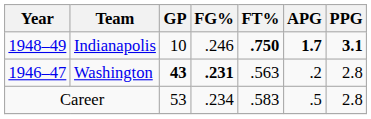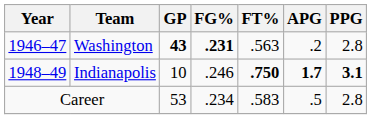rows swapped: (113, 72) <-> (115, 45)
